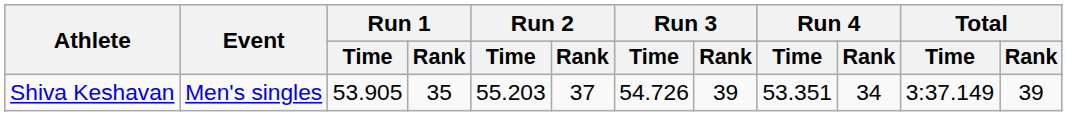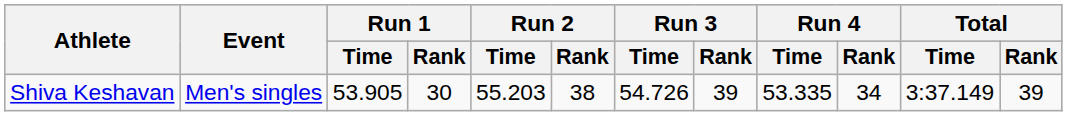(439, 93) 35 -> (439, 93) 30
(582, 93) 37 -> (582, 93) 38
(797, 93) 53.351 -> (797, 93) 53.335
